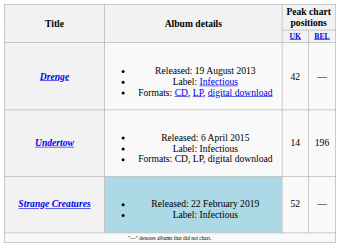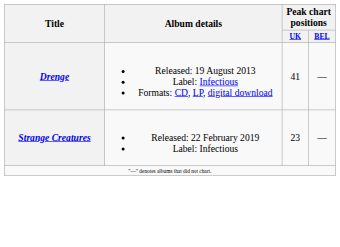(295, 76) 42 -> (295, 76) 41
- row: (55, 143)
(193, 210) lightblue background -> (193, 143) no background
(295, 204) 52 -> (295, 138) 23
